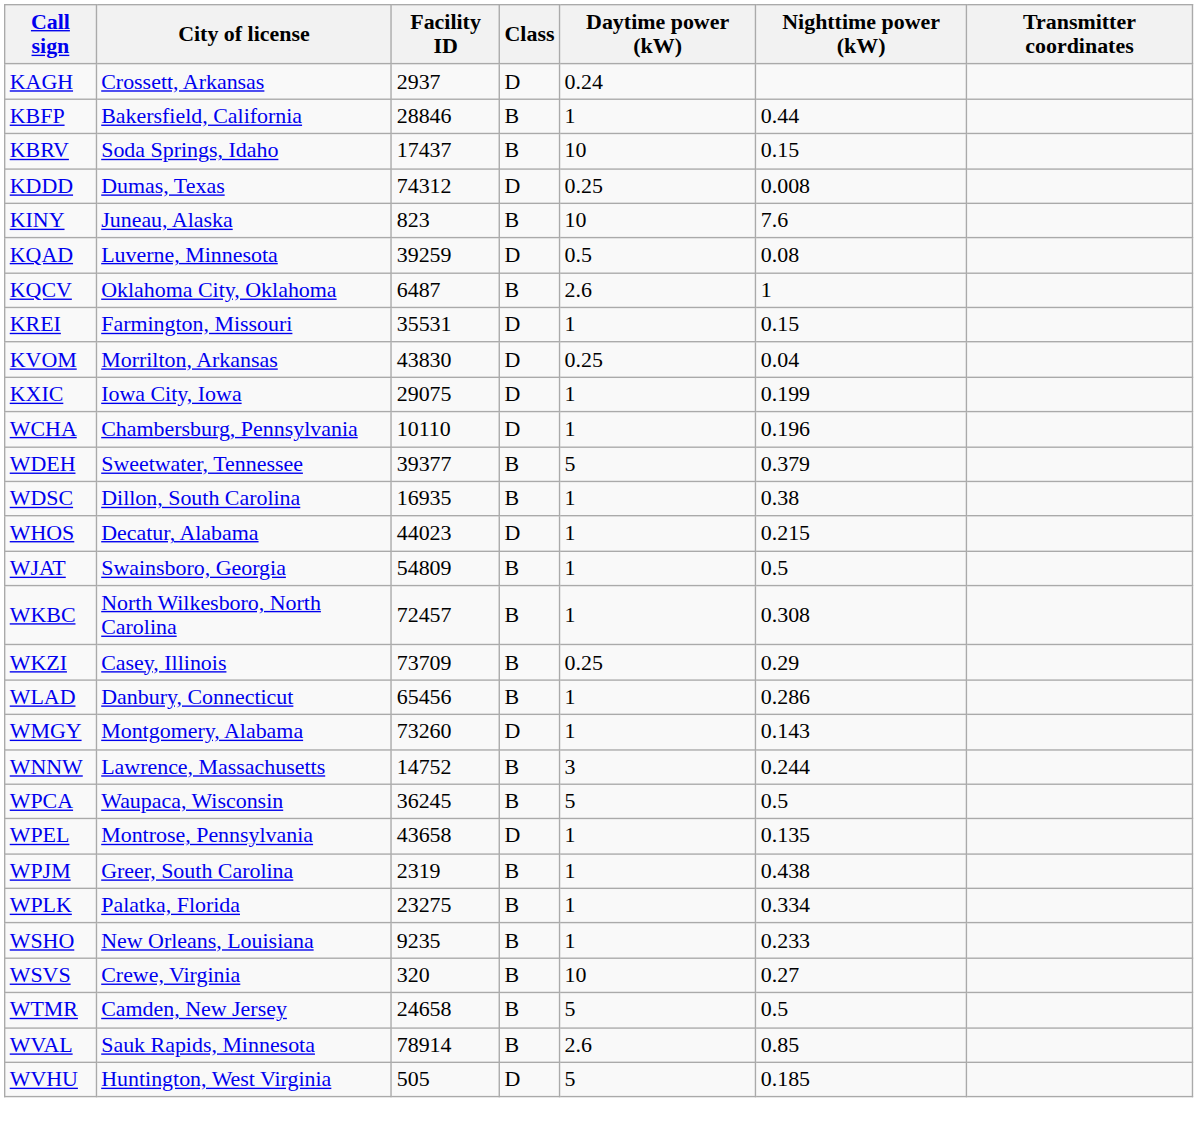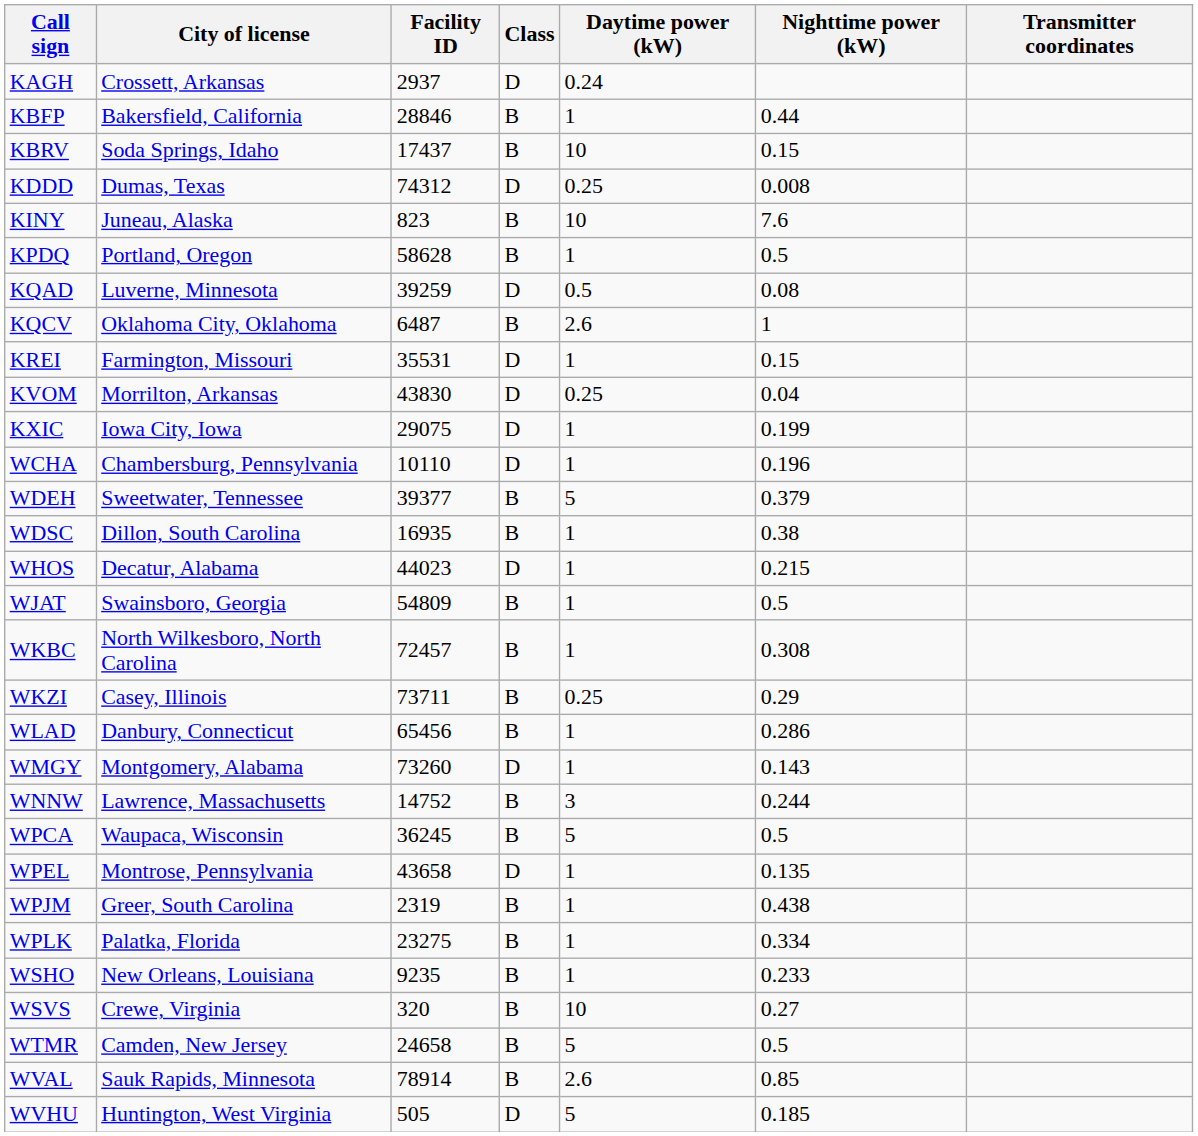+ row: (40, 255)
(424, 662) 73709 -> (424, 696) 73711
